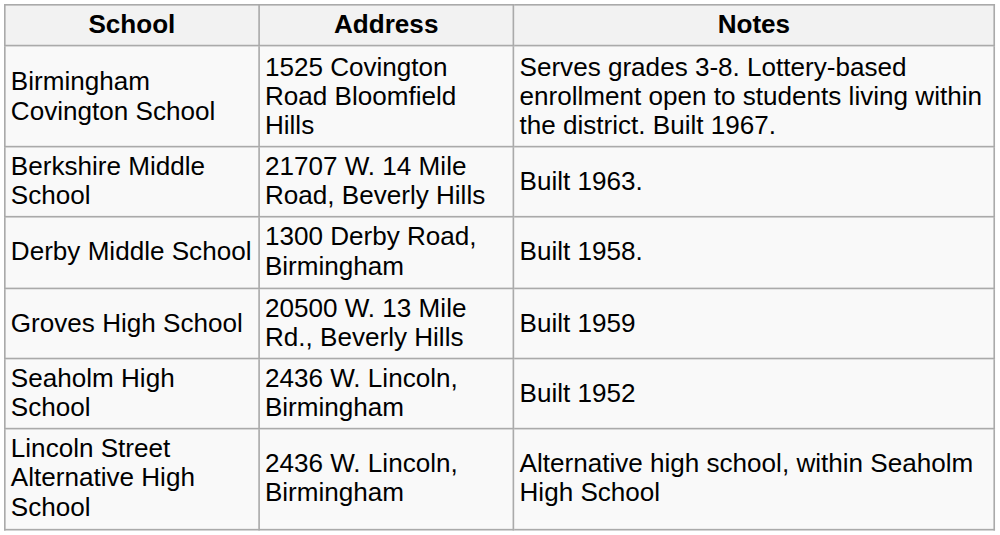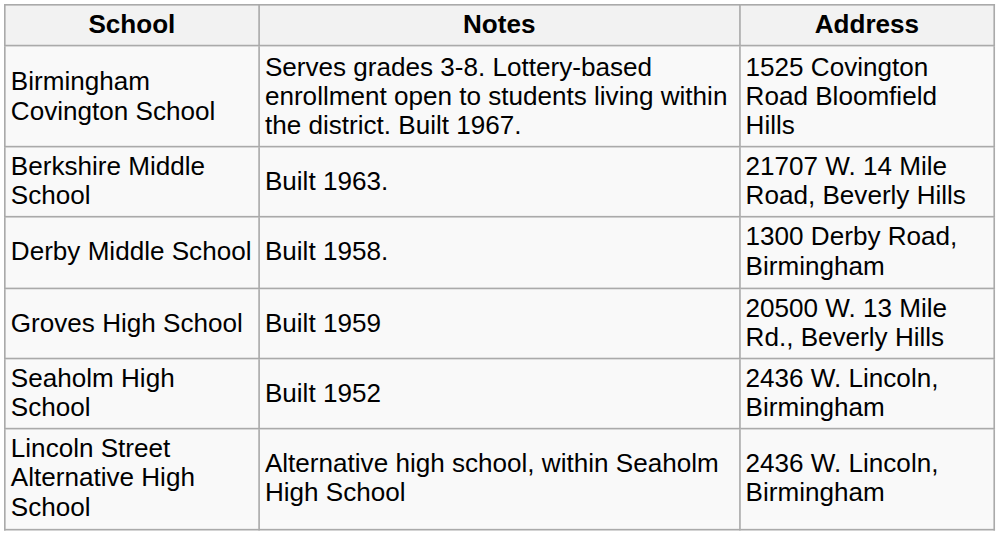columns swapped: (386, 25) <-> (754, 25)
